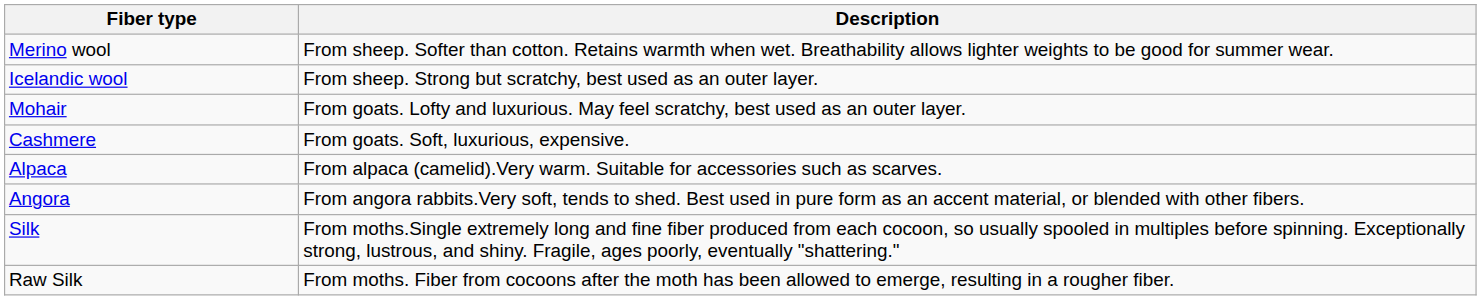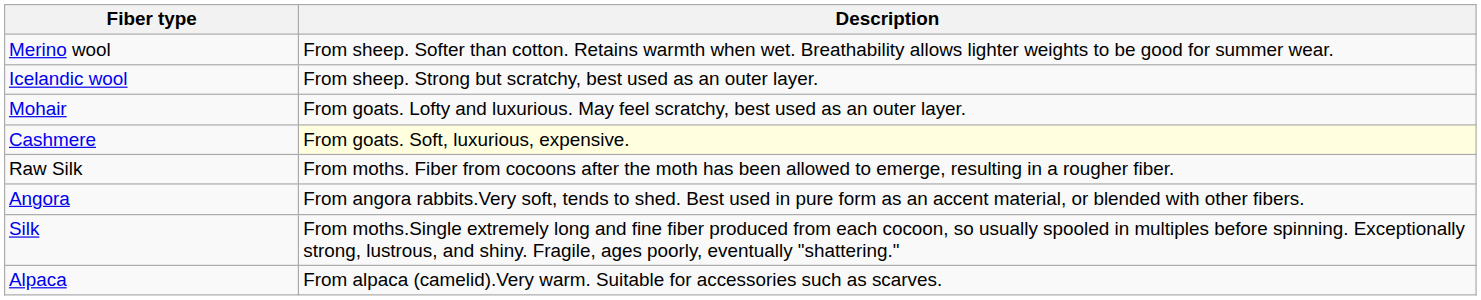(466, 139) no background -> (466, 139) lightyellow background
rows swapped: (38, 169) <-> (46, 280)
